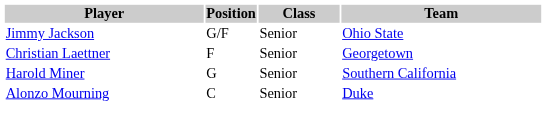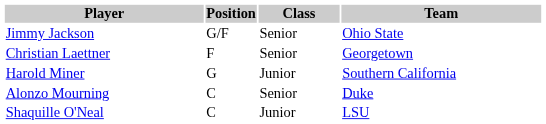(278, 73) Senior -> (277, 73) Junior
+ row: (55, 112)
